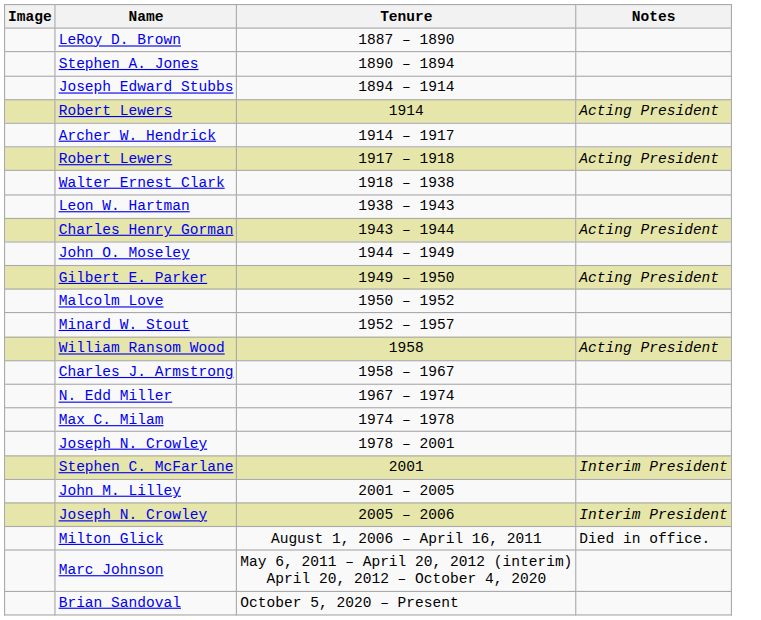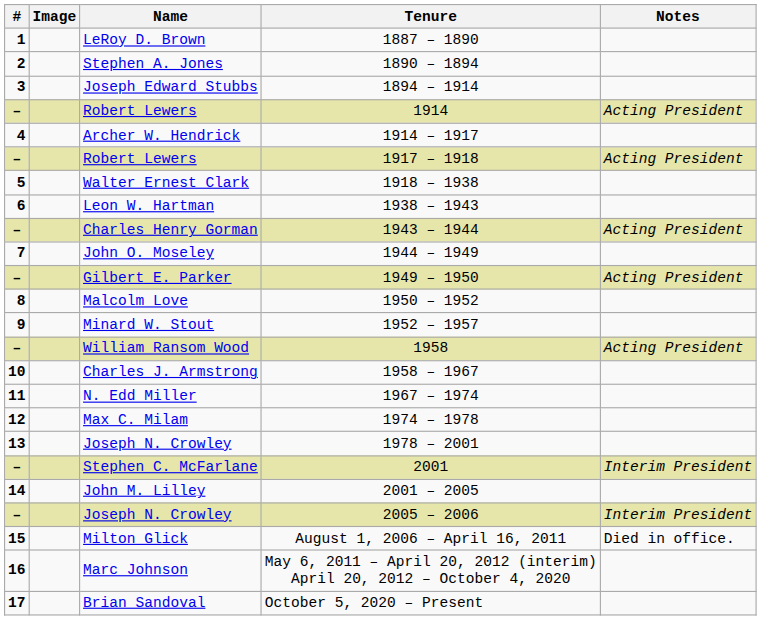+ column: (17, 16)
